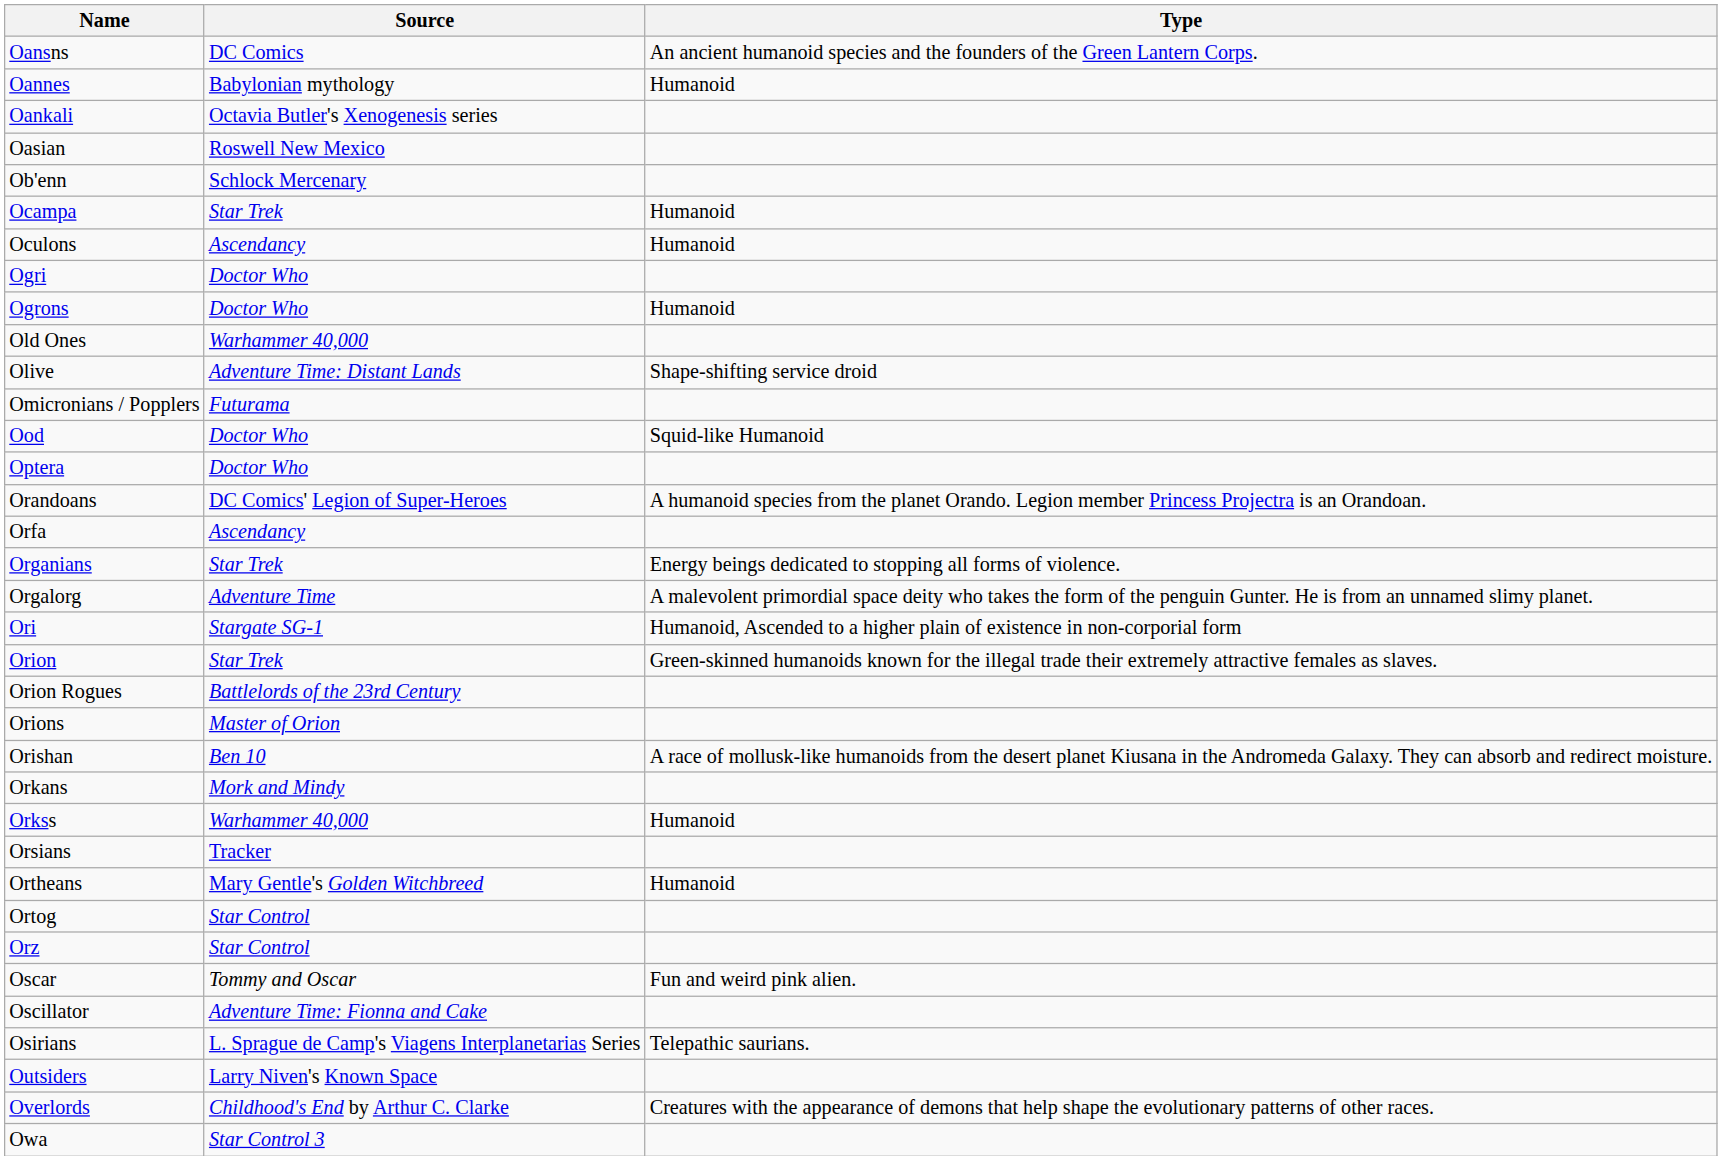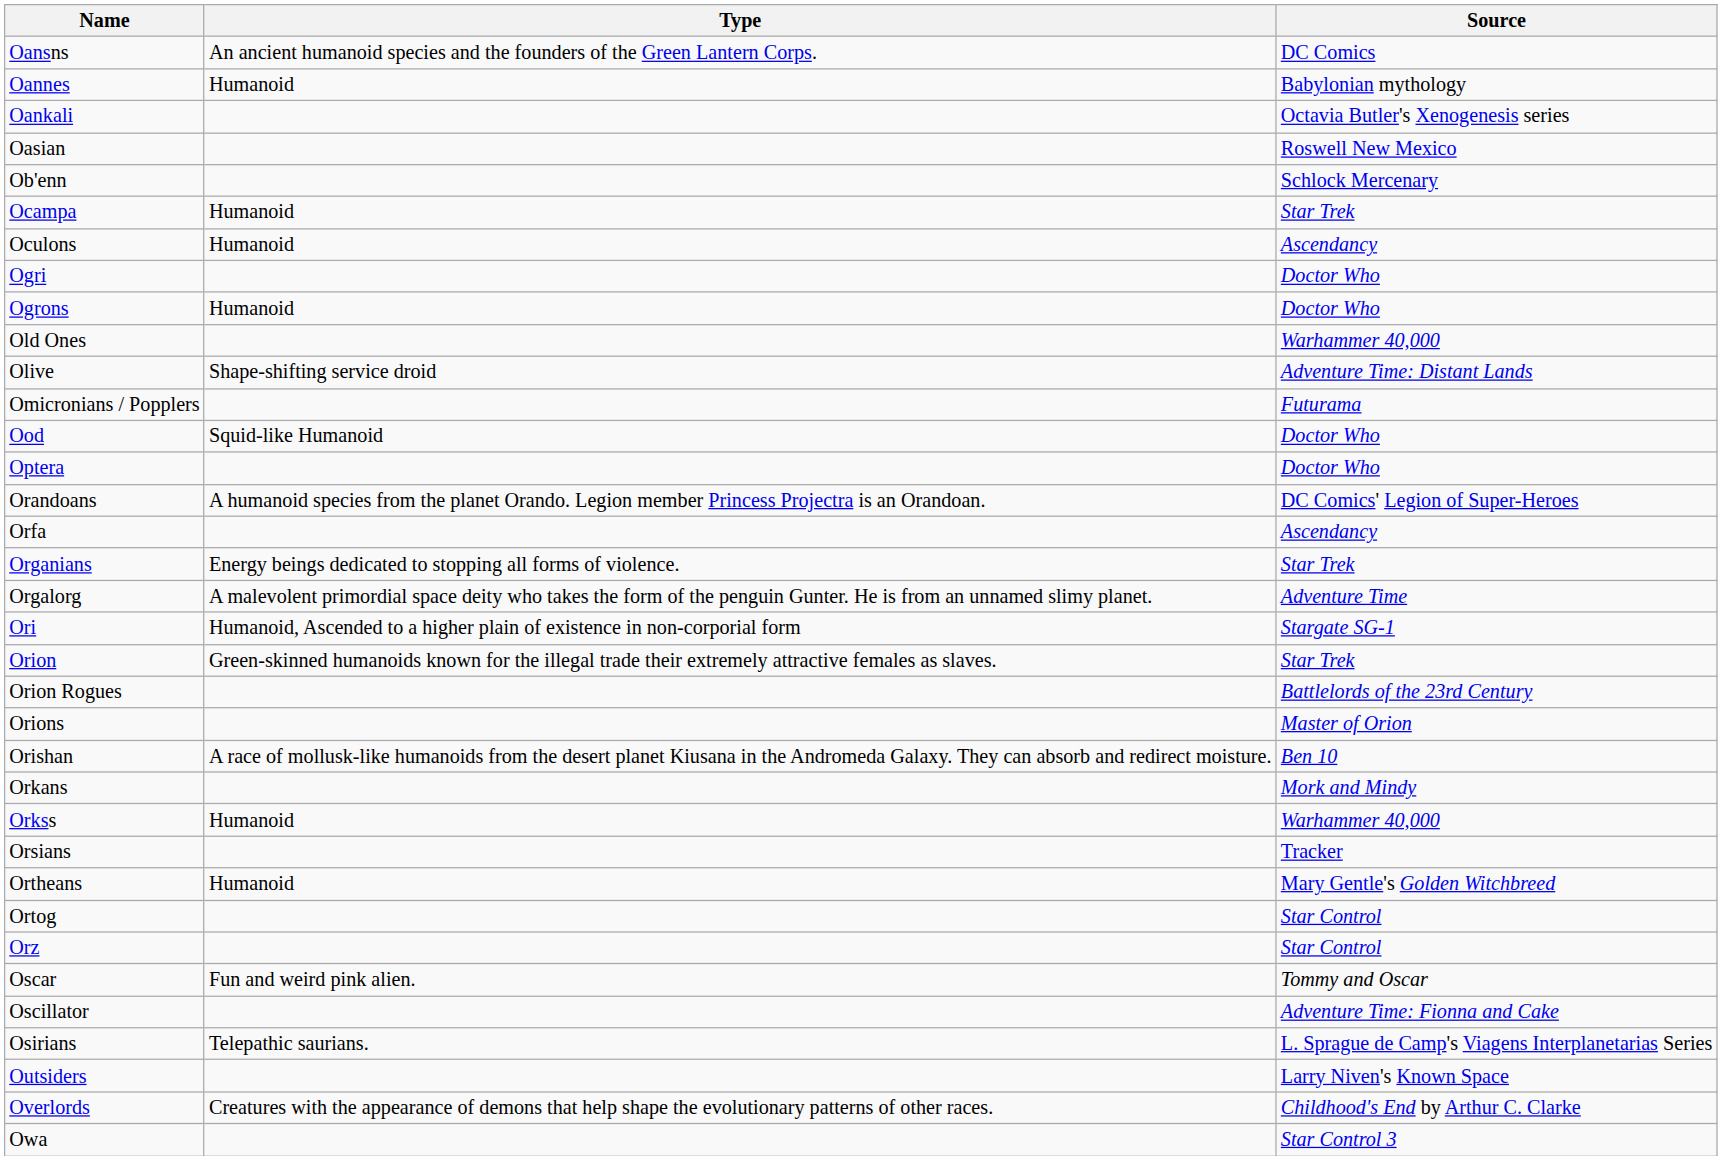columns swapped: (425, 20) <-> (1181, 20)
